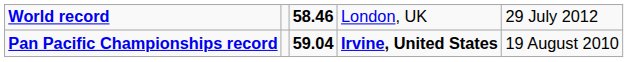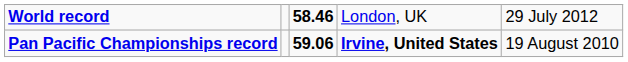(313, 43) 59.04 -> (313, 43) 59.06
